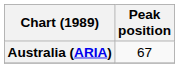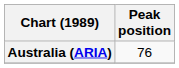(145, 52) 67 -> (145, 52) 76
